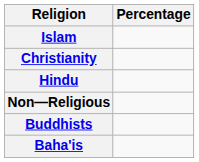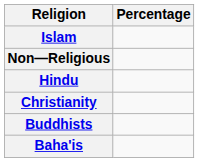rows swapped: (59, 59) <-> (59, 102)
